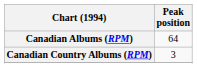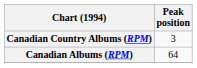rows swapped: (79, 39) <-> (79, 54)
